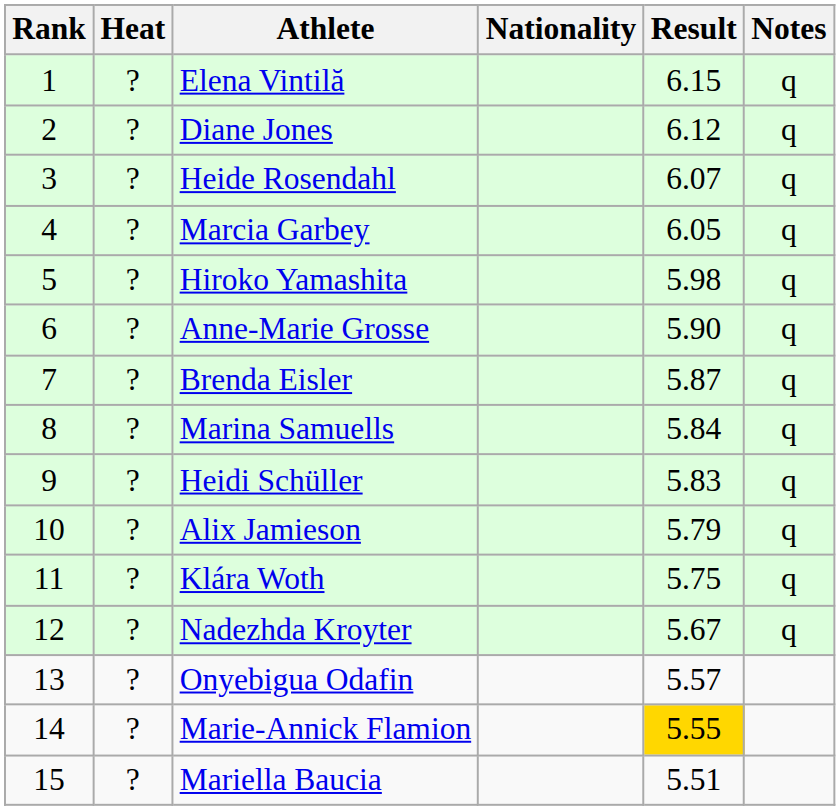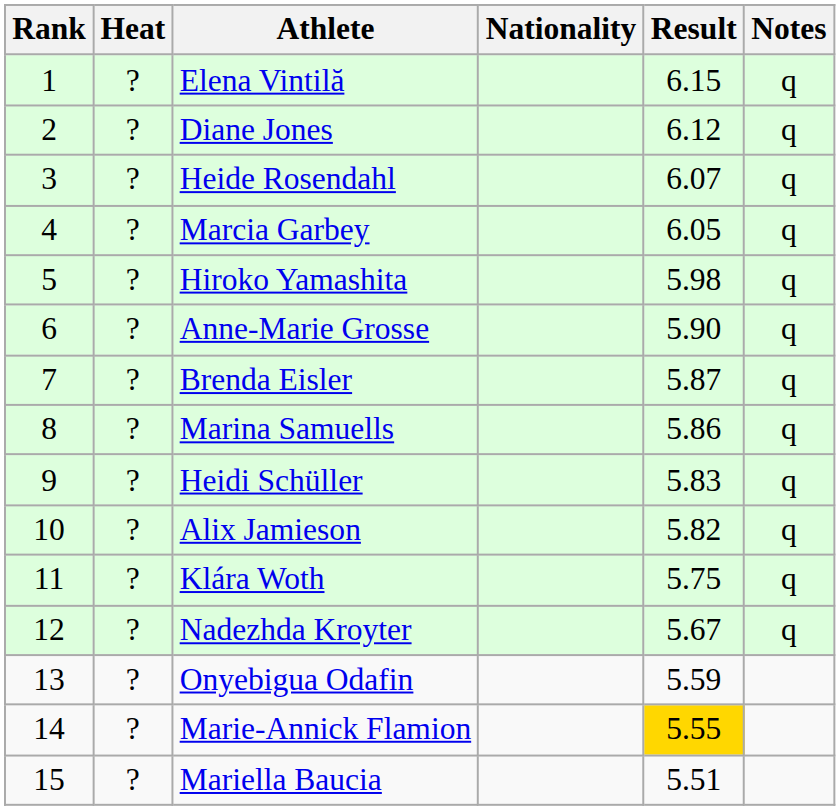(694, 429) 5.84 -> (694, 429) 5.86
(694, 529) 5.79 -> (694, 529) 5.82
(694, 679) 5.57 -> (694, 679) 5.59
